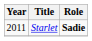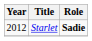(16, 28) 2011 -> (17, 28) 2012
